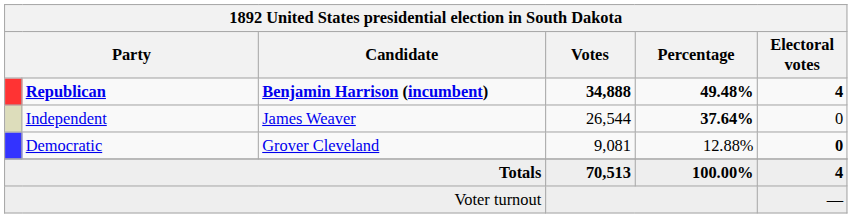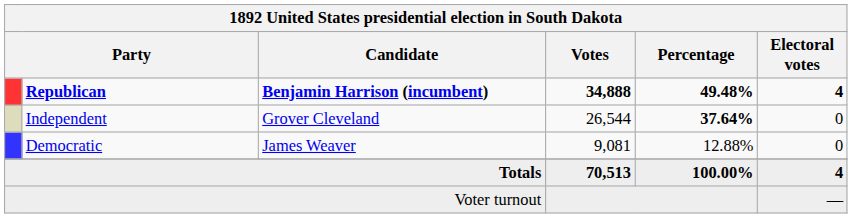(309, 118) James Weaver -> (321, 118) Grover Cleveland
(321, 145) Grover Cleveland -> (309, 145) James Weaver
(839, 145) bold -> (839, 145) normal
